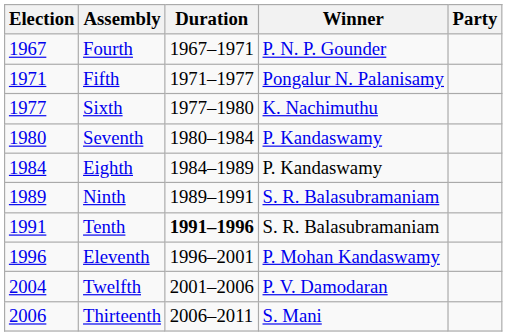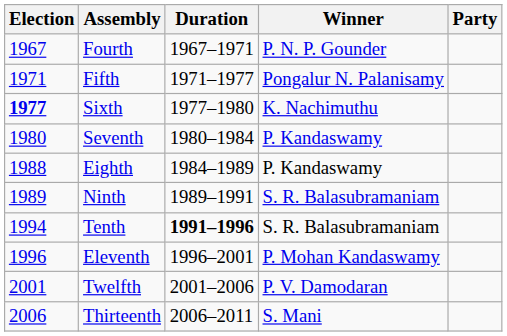(28, 108) normal -> (28, 108) bold
(28, 167) 1984 -> (28, 167) 1988
(28, 227) 1991 -> (28, 227) 1994
(28, 286) 2004 -> (28, 286) 2001
